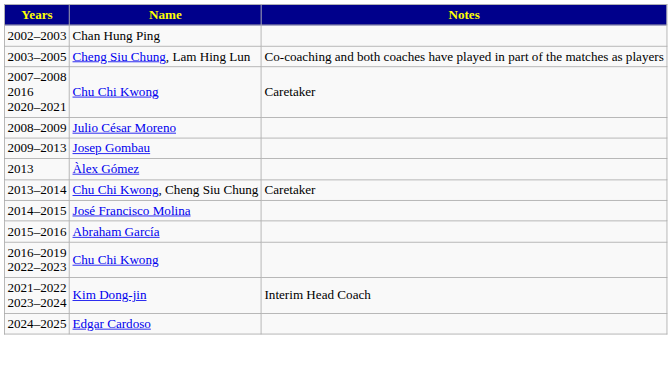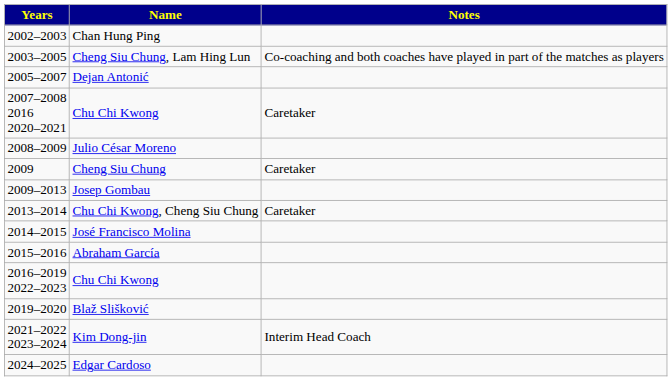+ row: (37, 77)
+ row: (21, 169)
- row: (21, 169)
+ row: (37, 308)
